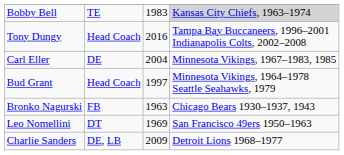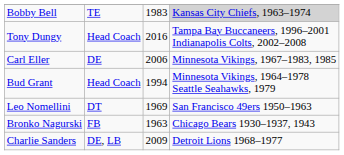(156, 59) 2004 -> (156, 59) 2006
(156, 83) 1997 -> (156, 83) 1994
rows swapped: (44, 106) <-> (39, 123)
